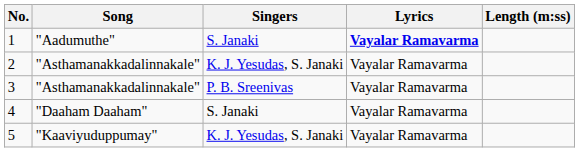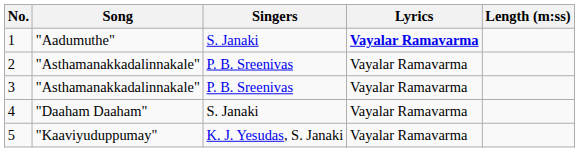(275, 64) K. J. Yesudas, S. Janaki -> (250, 64) P. B. Sreenivas
